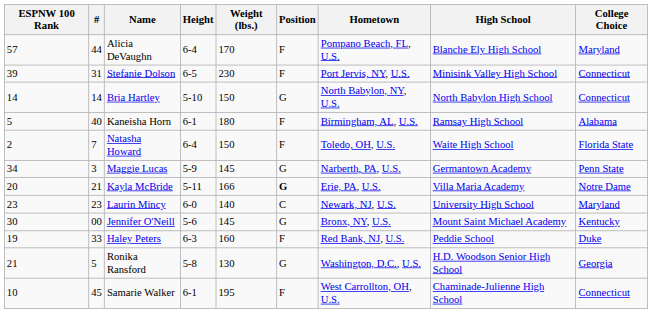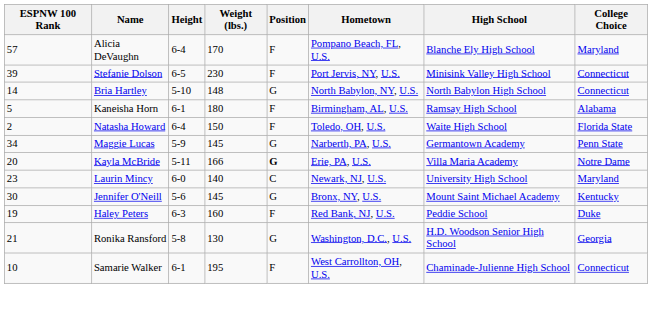- column: (97, 19)
(226, 97) 150 -> (215, 91) 148
